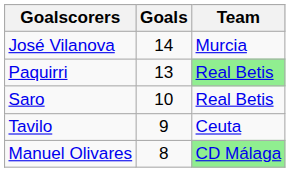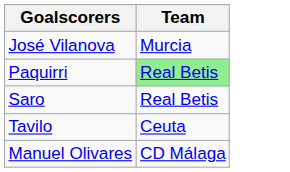- column: (164, 18)
(238, 153) lightgreen background -> (183, 153) no background
